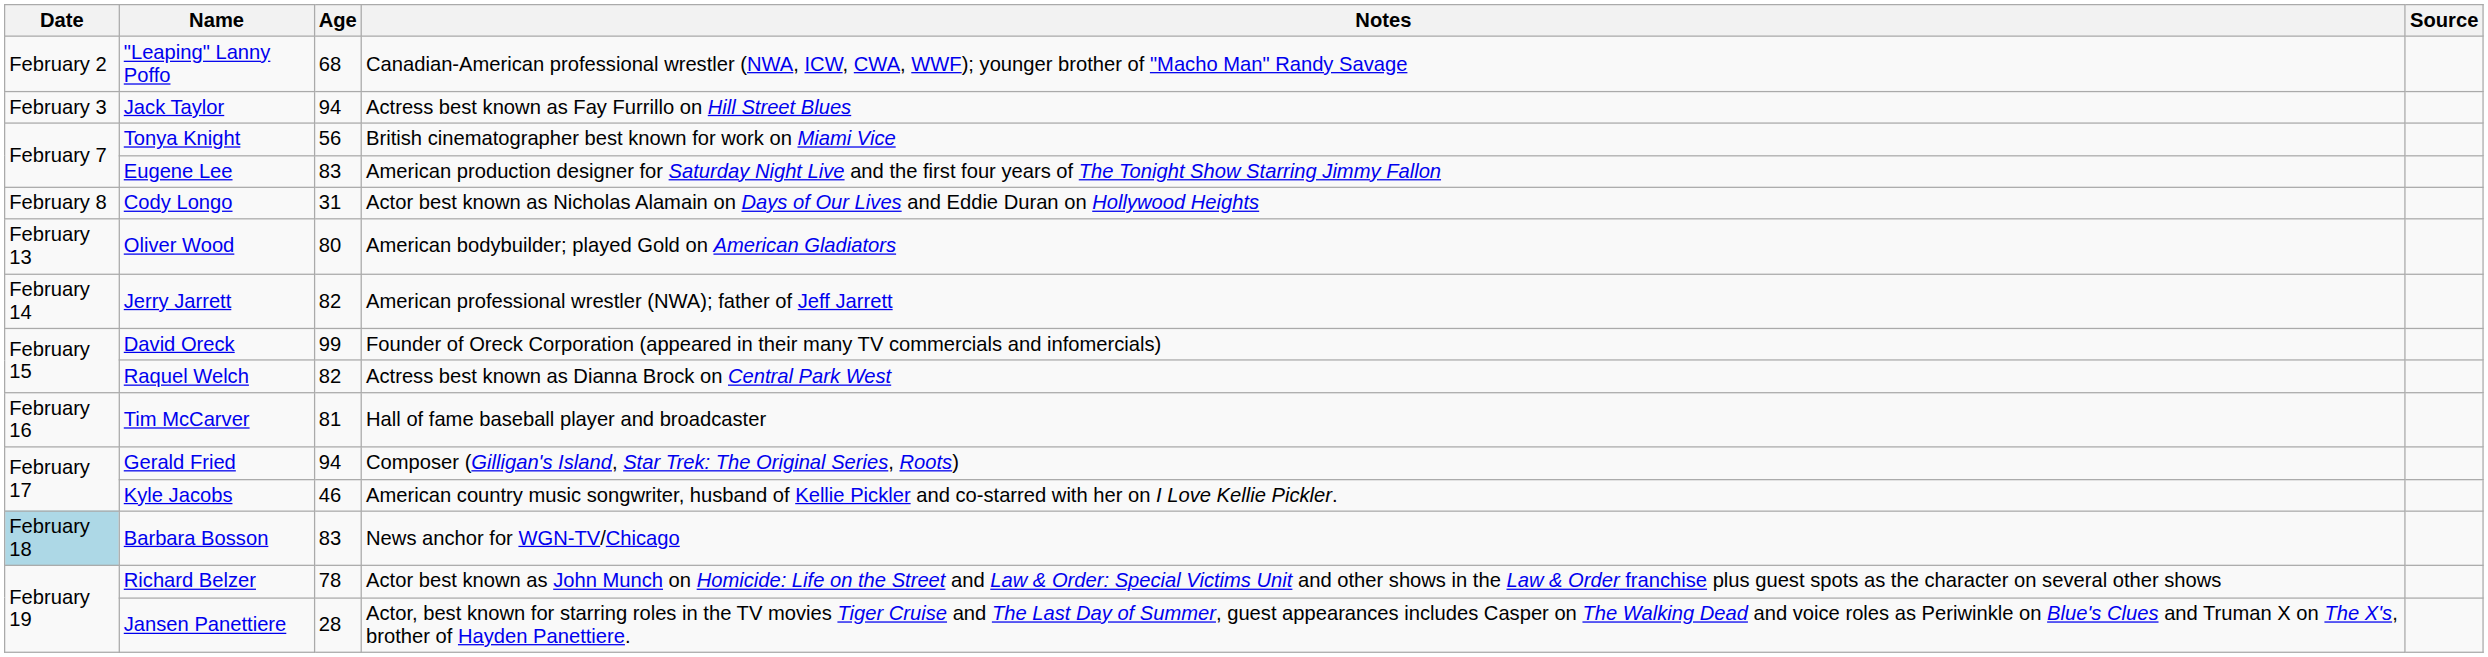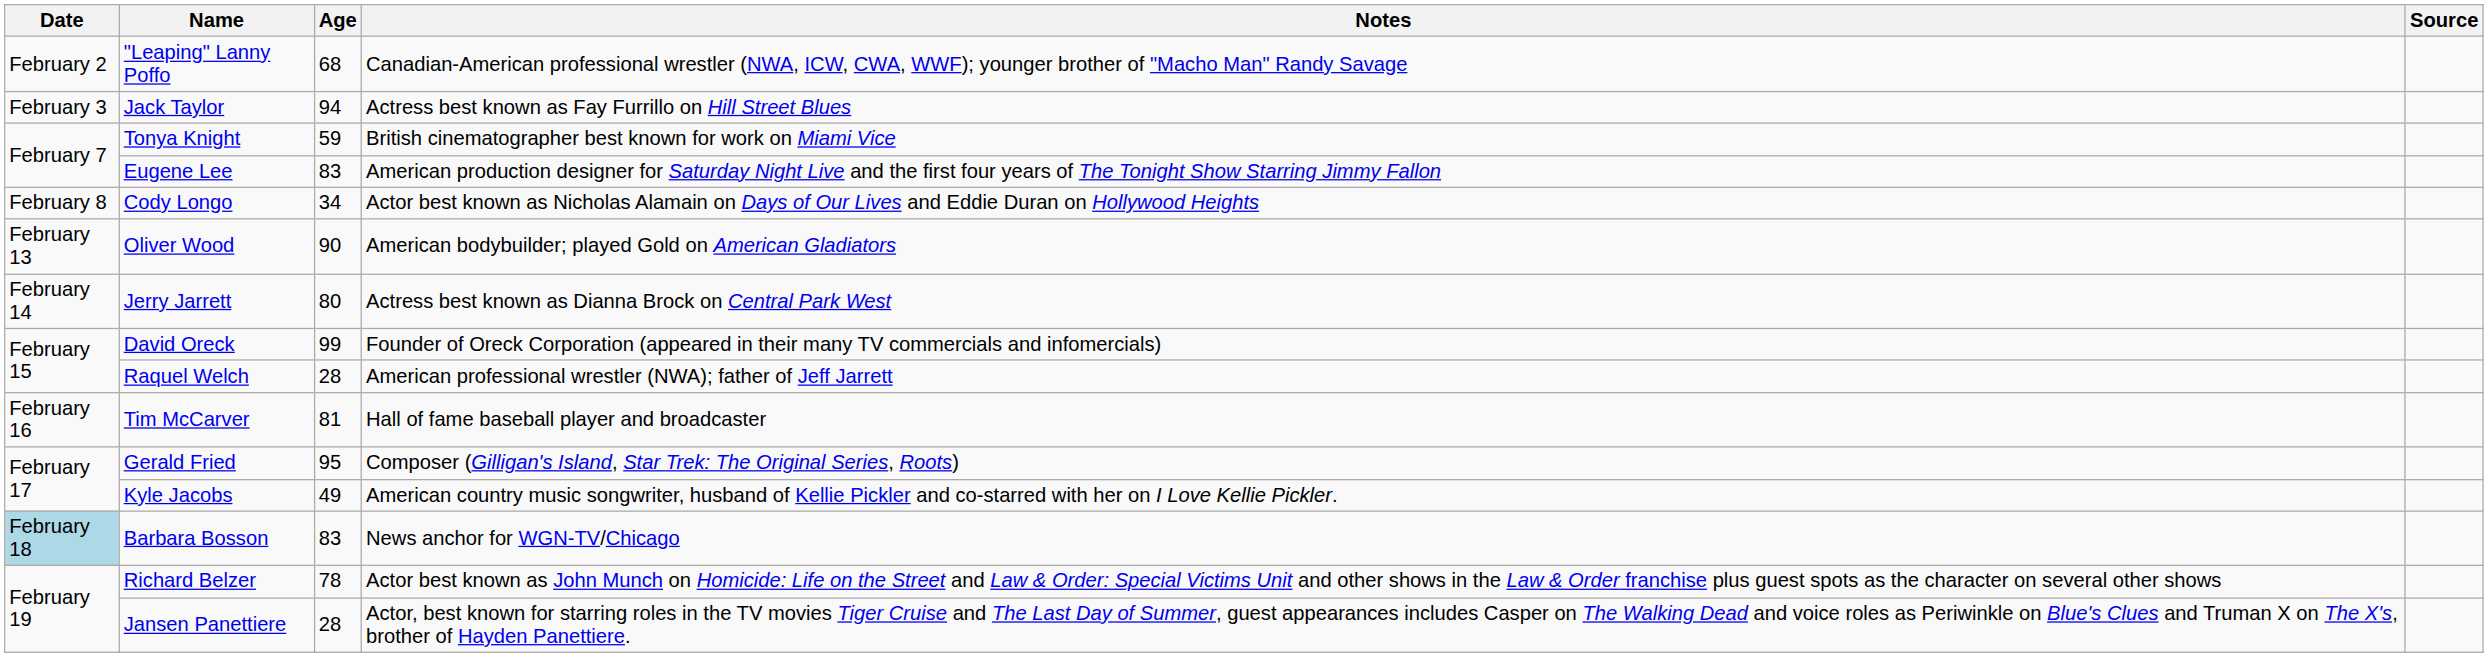(330, 139) 56 -> (330, 139) 59
(330, 203) 31 -> (330, 203) 34
(330, 246) 80 -> (330, 246) 90
(330, 300) 82 -> (330, 300) 80
(629, 300) American professional wrestler (NWA); father of Jeff Jarrett -> (629, 300) Actress best known as Dianna Brock on Central Park West
(330, 376) 82 -> (330, 376) 28
(629, 376) Actress best known as Dianna Brock on Central Park West -> (629, 376) American professional wrestler (NWA); father of Jeff Jarrett
(330, 462) 94 -> (330, 462) 95
(330, 494) 46 -> (330, 494) 49
